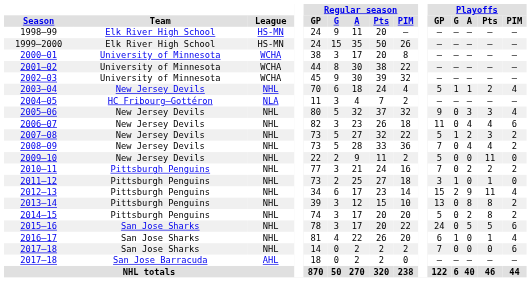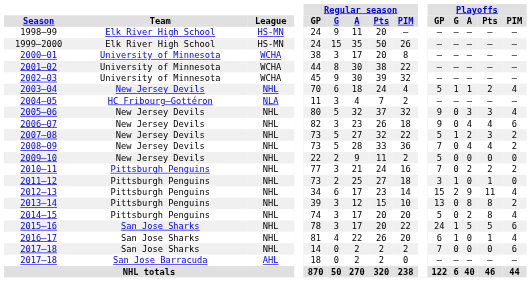(439, 124) 11 -> (439, 124) 9
(490, 158) 11 -> (490, 158) 0
(514, 215) 2 -> (514, 215) 4
(456, 226) 0 -> (456, 226) 1
